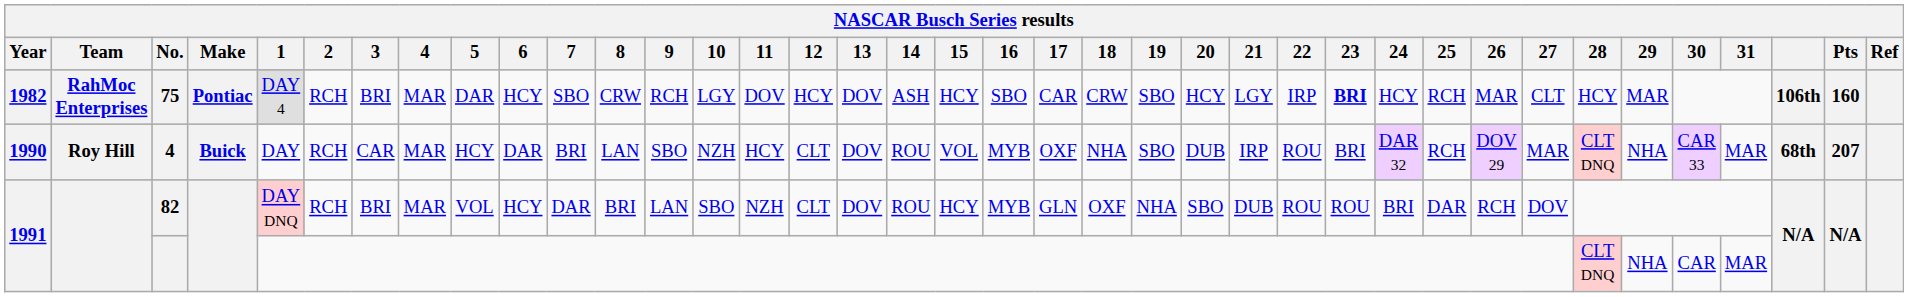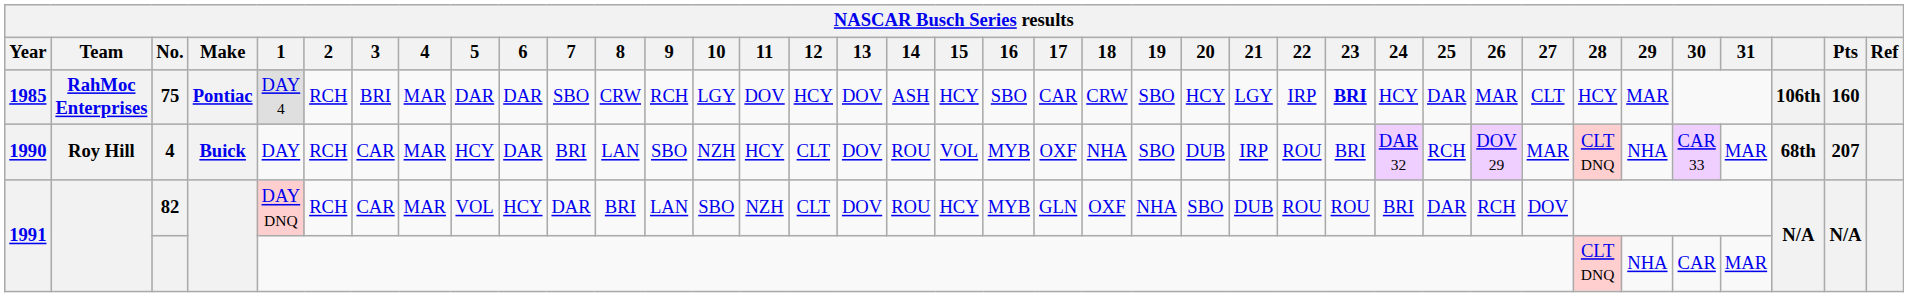(28, 96) 1982 -> (28, 96) 1985
(523, 96) HCY -> (523, 96) DAR
(1447, 96) RCH -> (1447, 96) DAR
(376, 207) BRI -> (376, 207) CAR
